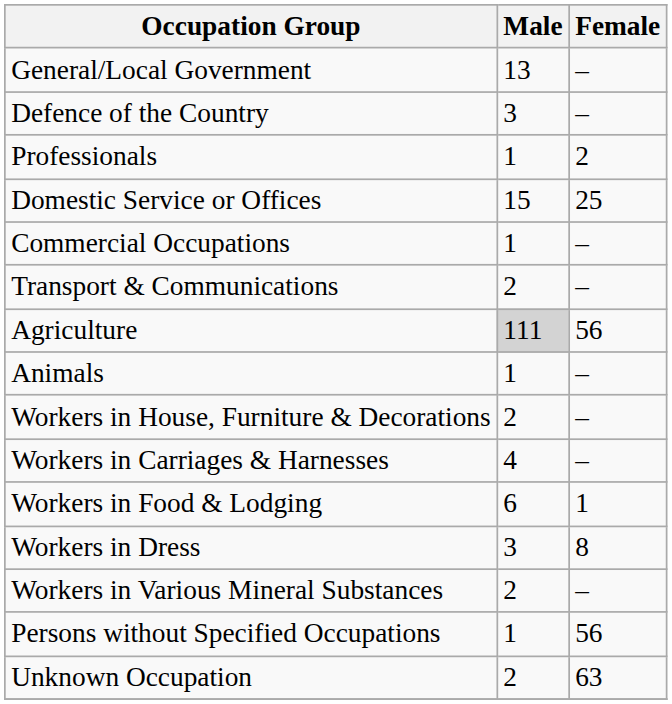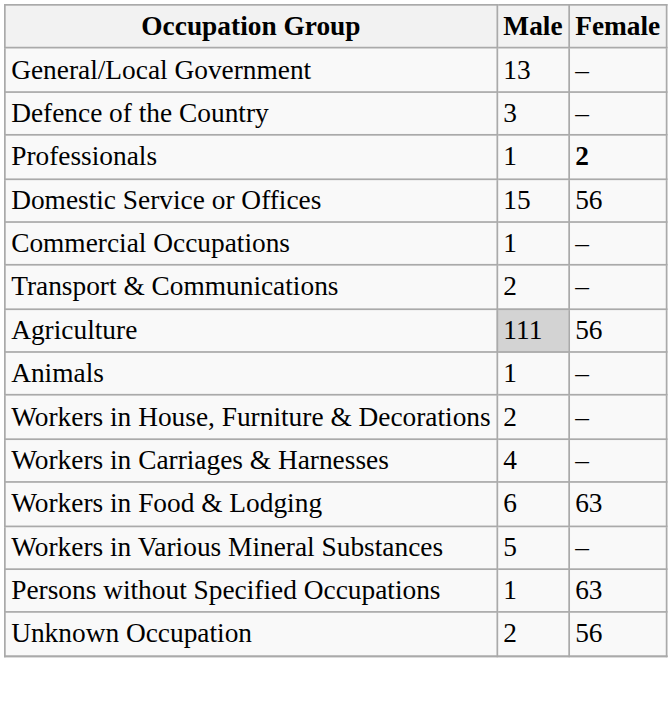(582, 156) normal -> (582, 156) bold
(589, 199) 25 -> (589, 199) 56
(582, 503) 1 -> (589, 503) 63
- row: (106, 546)
(510, 590) 2 -> (510, 546) 5
(589, 633) 56 -> (589, 590) 63
(589, 677) 63 -> (589, 633) 56
